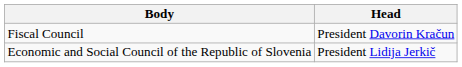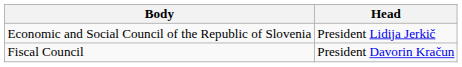rows swapped: (46, 33) <-> (159, 52)
